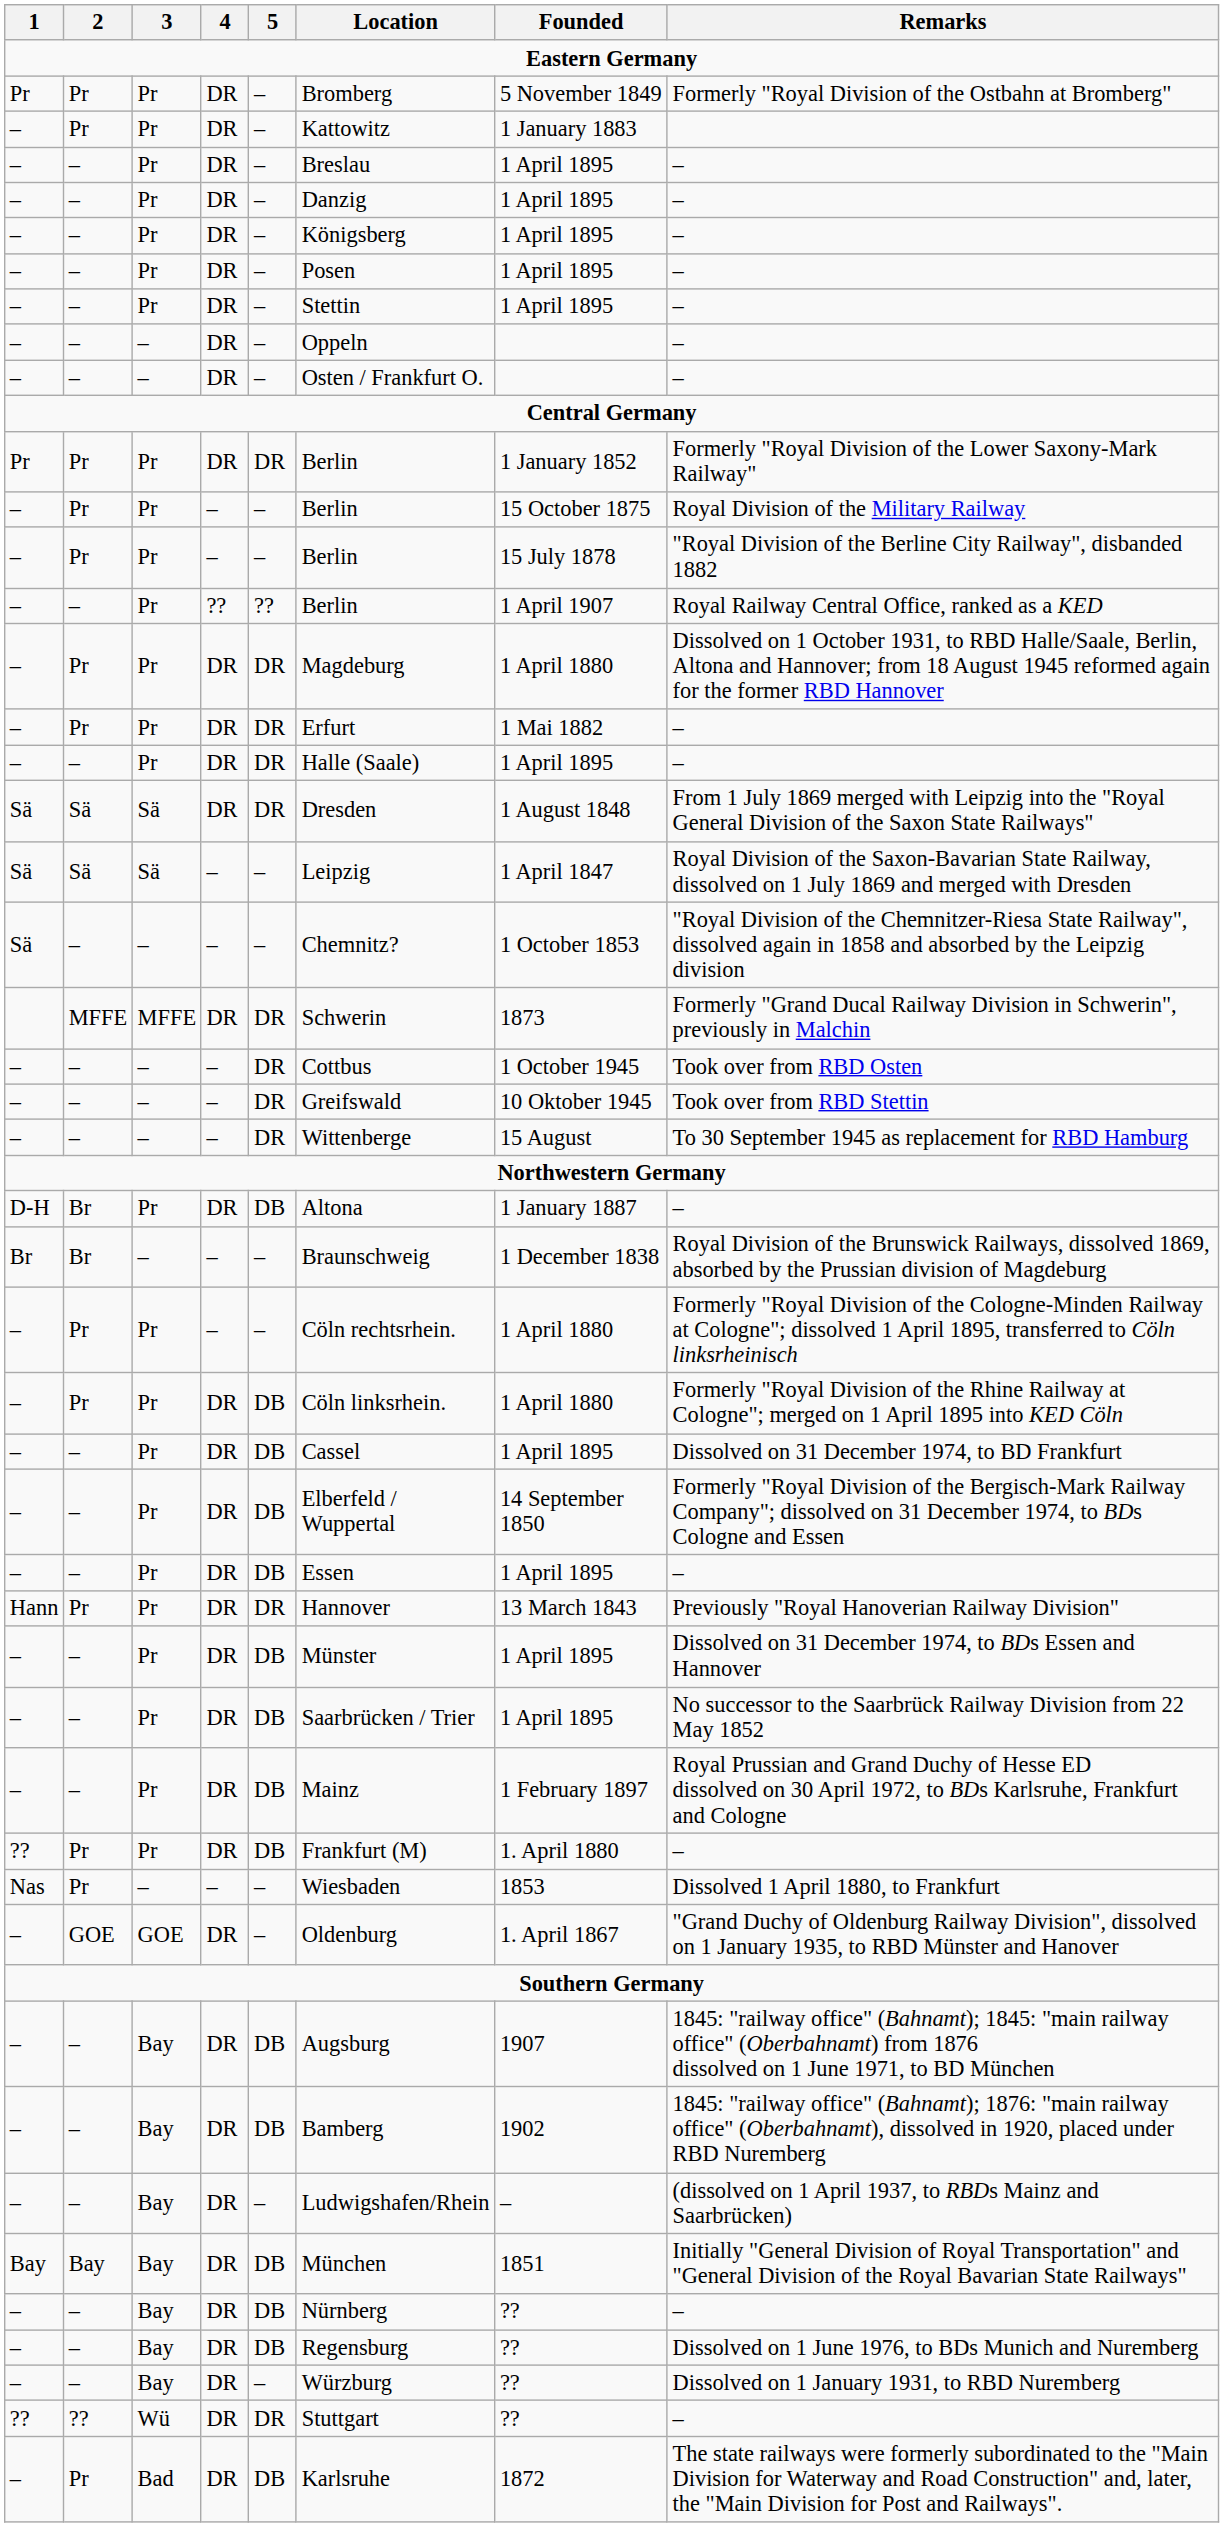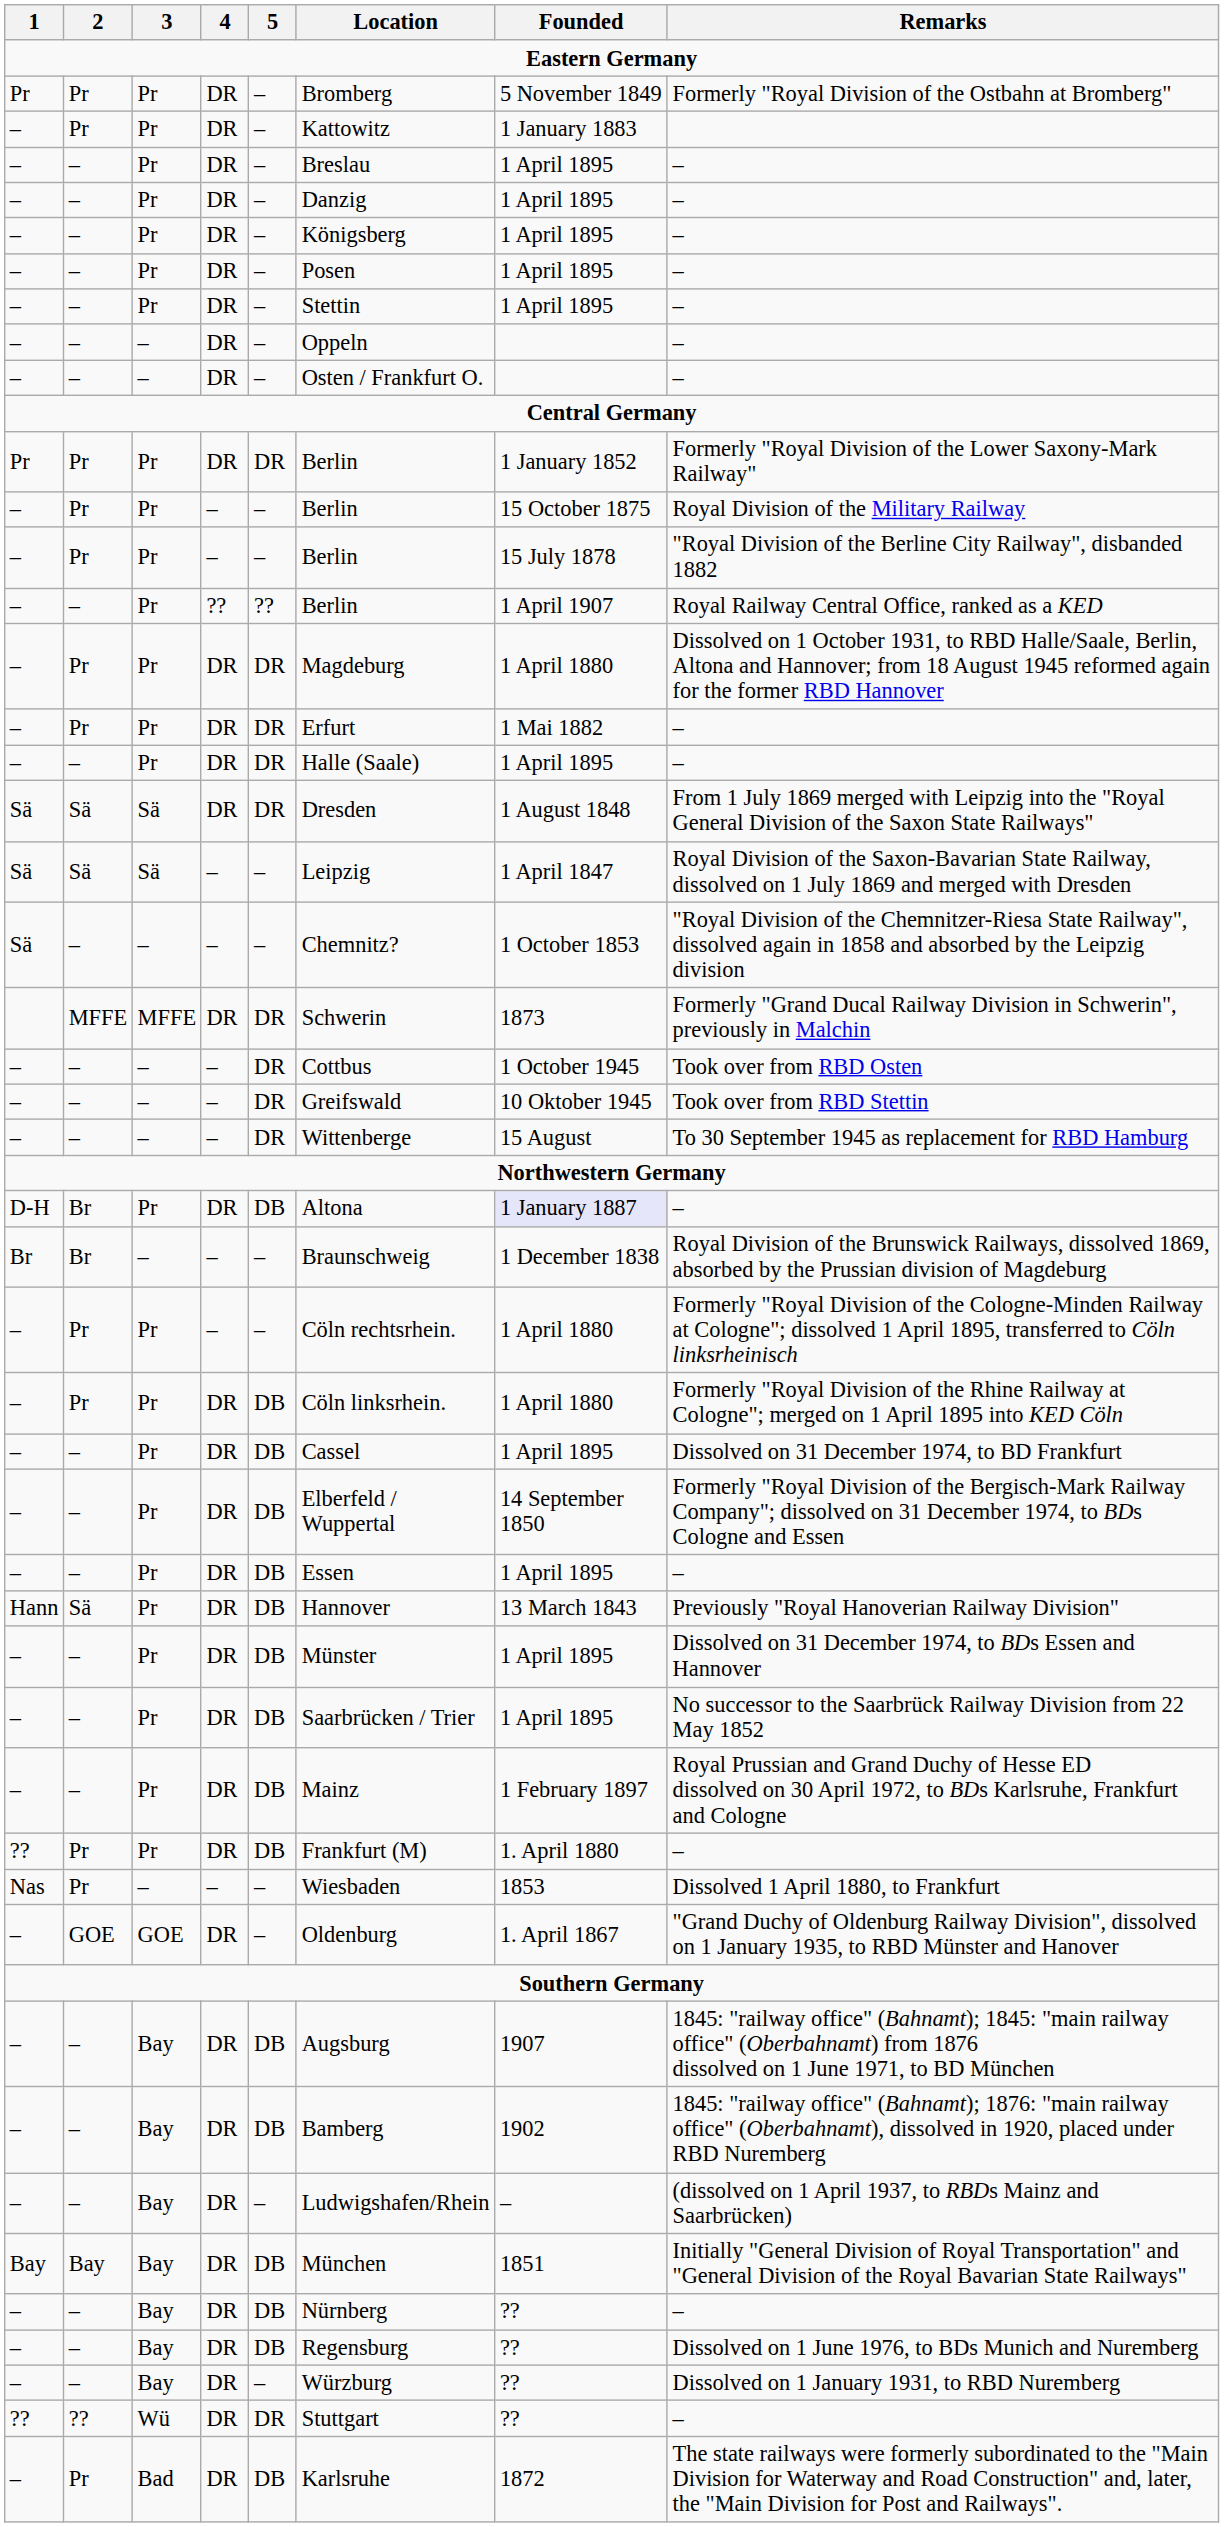(568, 1208) no background -> (568, 1208) lavender background
(79, 1608) Pr -> (80, 1608) Sä
(270, 1608) DR -> (270, 1608) DB
